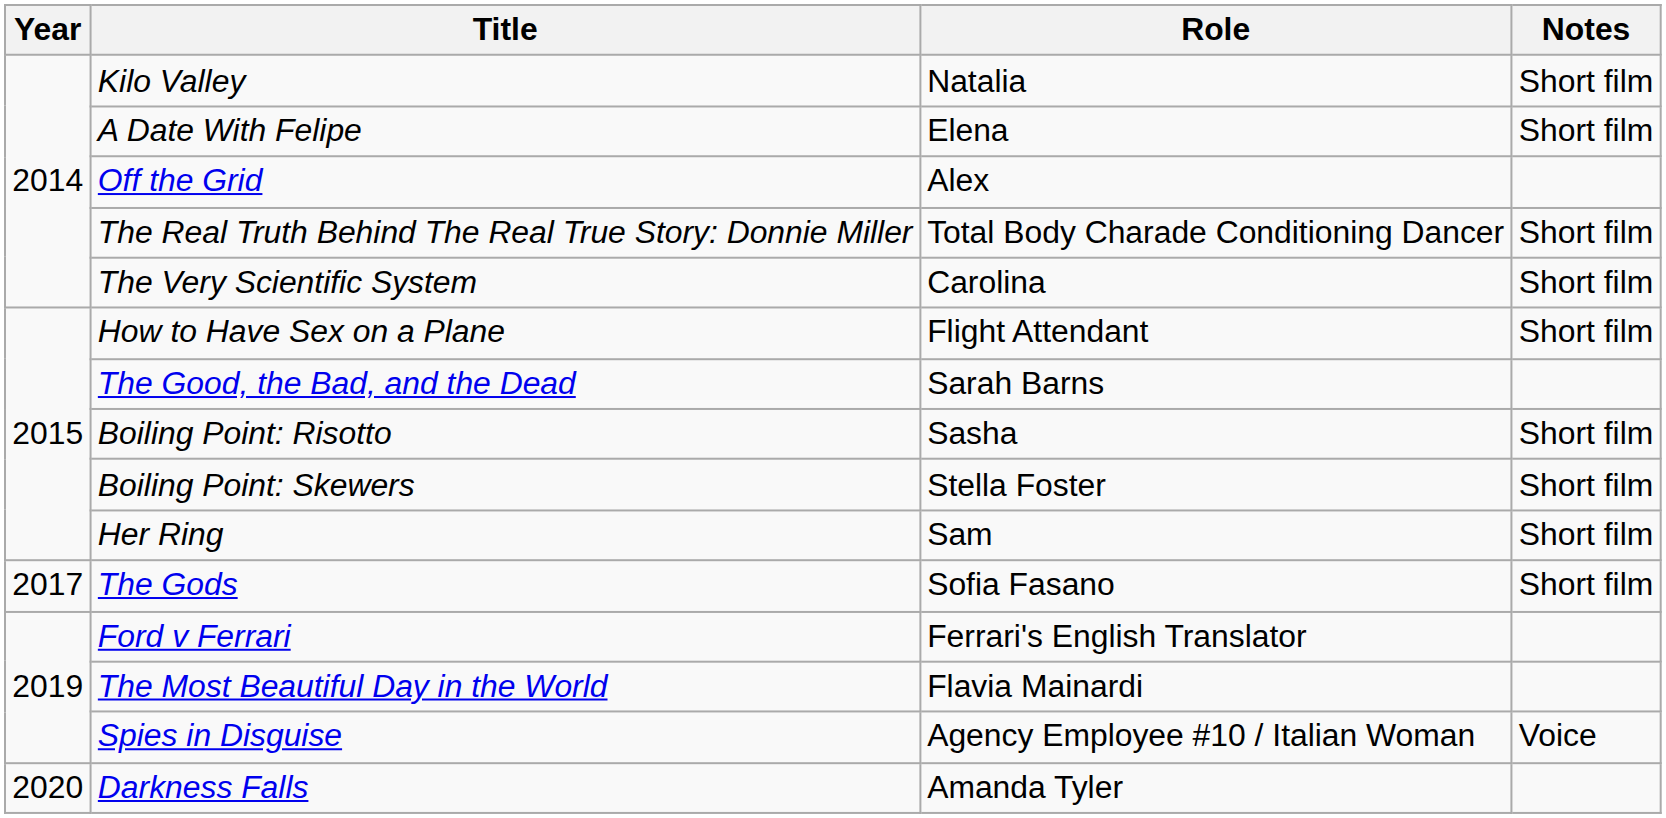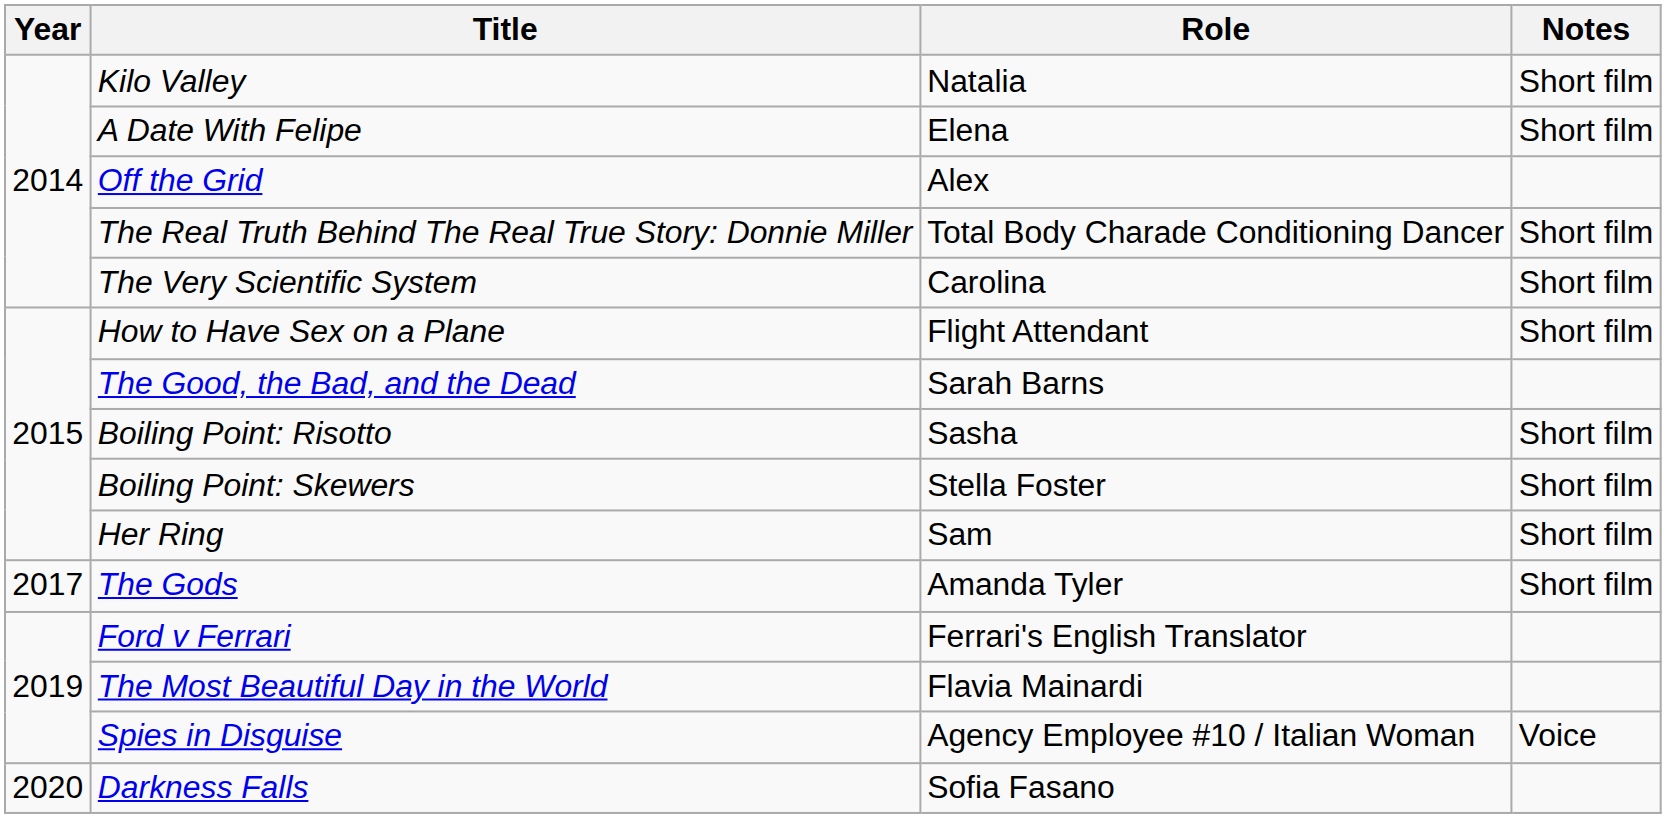(1021, 585) Sofia Fasano -> (1025, 585) Amanda Tyler
(1025, 787) Amanda Tyler -> (1021, 787) Sofia Fasano
